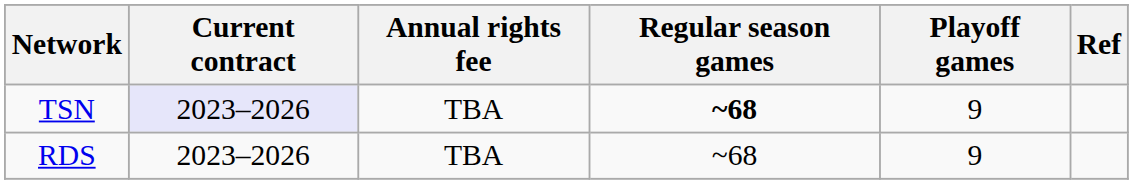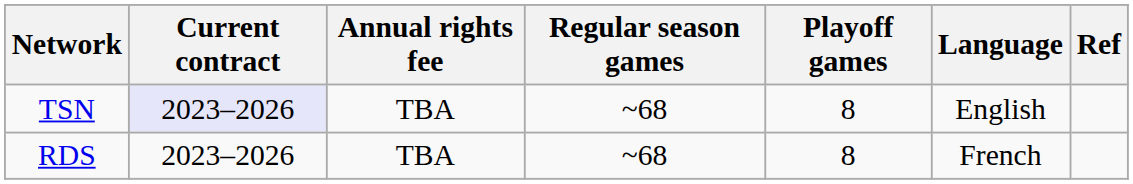+ column: (1000, 44)
(735, 108) bold -> (645, 108) normal
(975, 108) 9 -> (848, 108) 8
(975, 155) 9 -> (848, 155) 8
